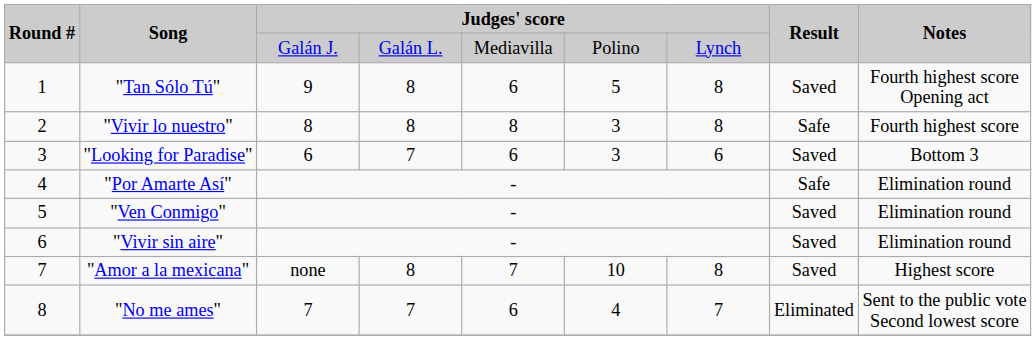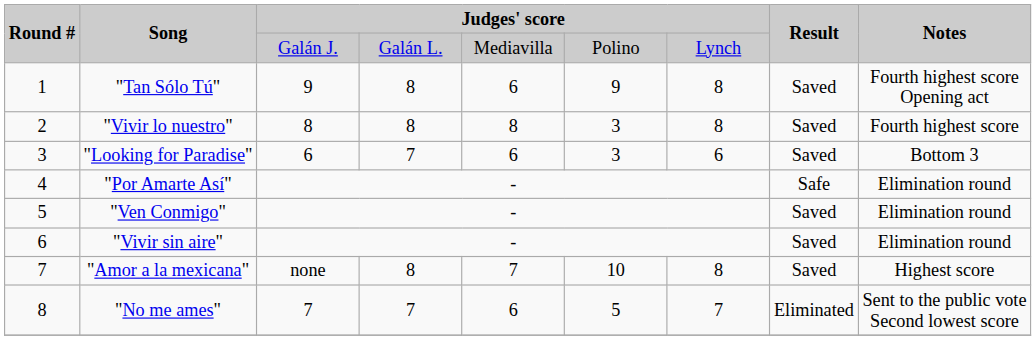(616, 87) 5 -> (616, 87) 9
(814, 126) Safe -> (814, 126) Saved
(616, 310) 4 -> (616, 310) 5
